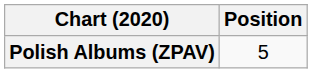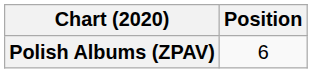(263, 51) 5 -> (263, 51) 6
